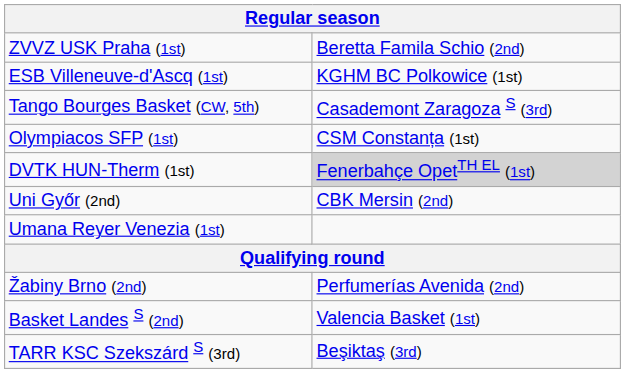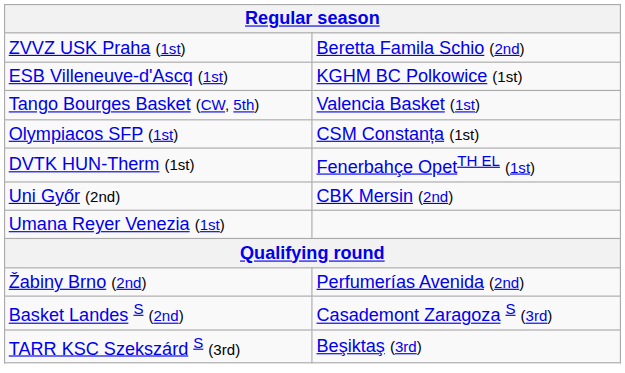(434, 107) Casademont Zaragoza S (3rd) -> (398, 104) Valencia Basket (1st)
(426, 169) lightgrey background -> (426, 164) no background
(398, 317) Valencia Basket (1st) -> (434, 312) Casademont Zaragoza S (3rd)
